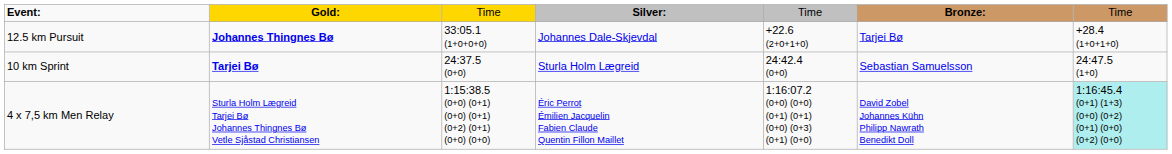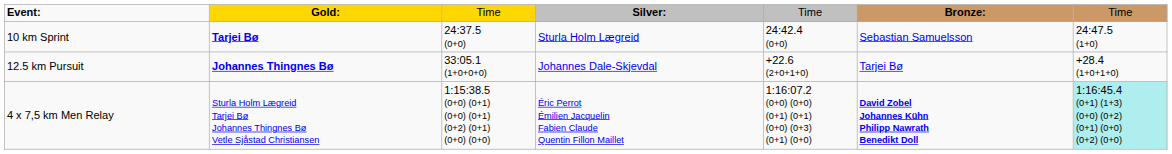rows swapped: (38, 66) <-> (45, 36)
(892, 122) normal -> (894, 121) bold
